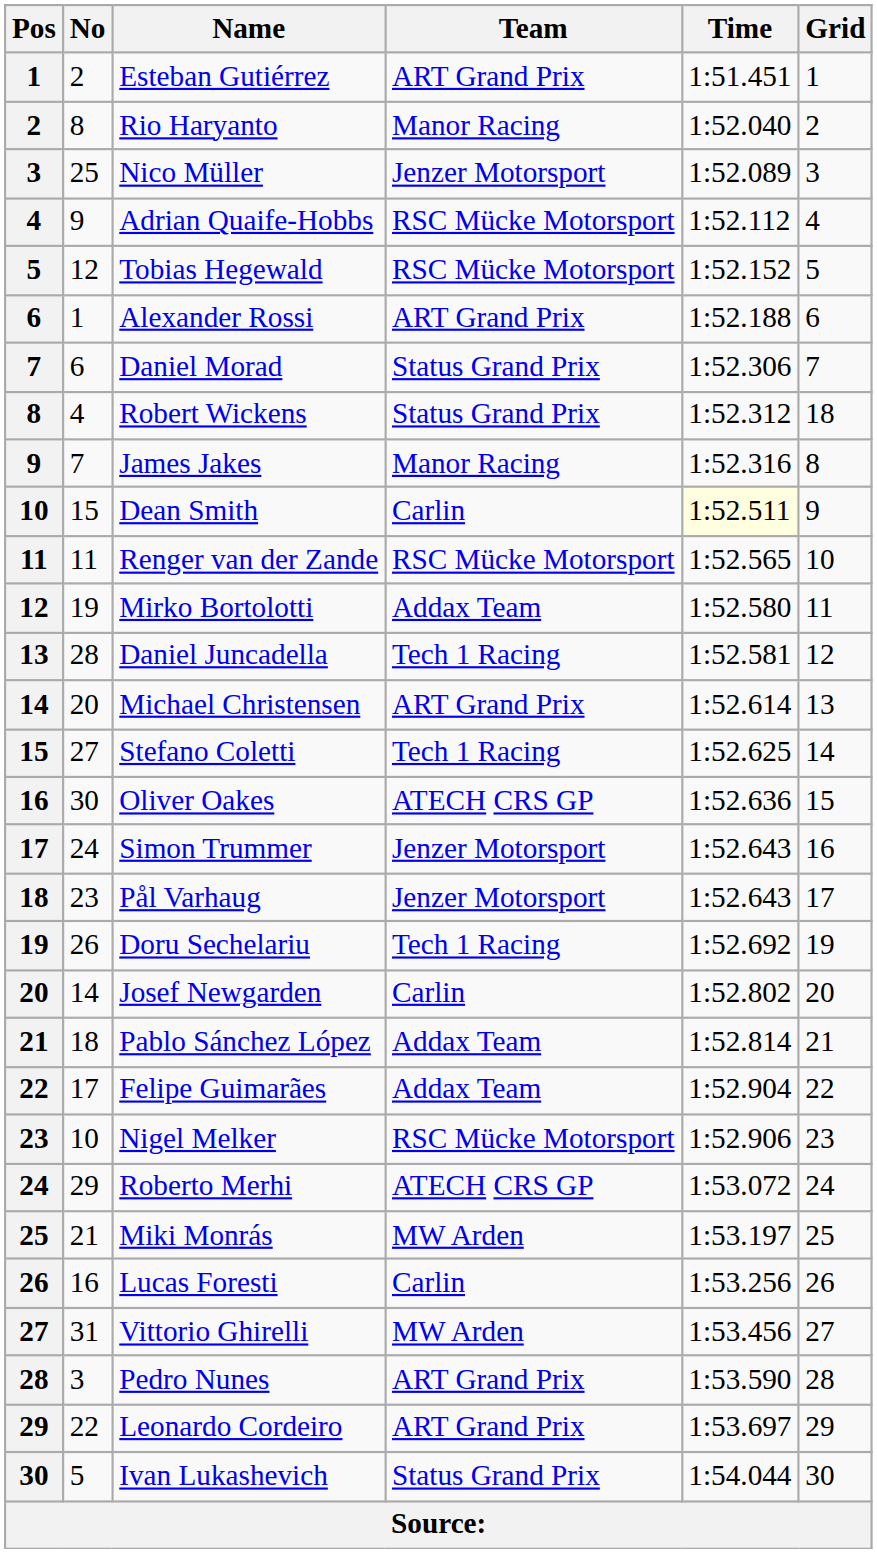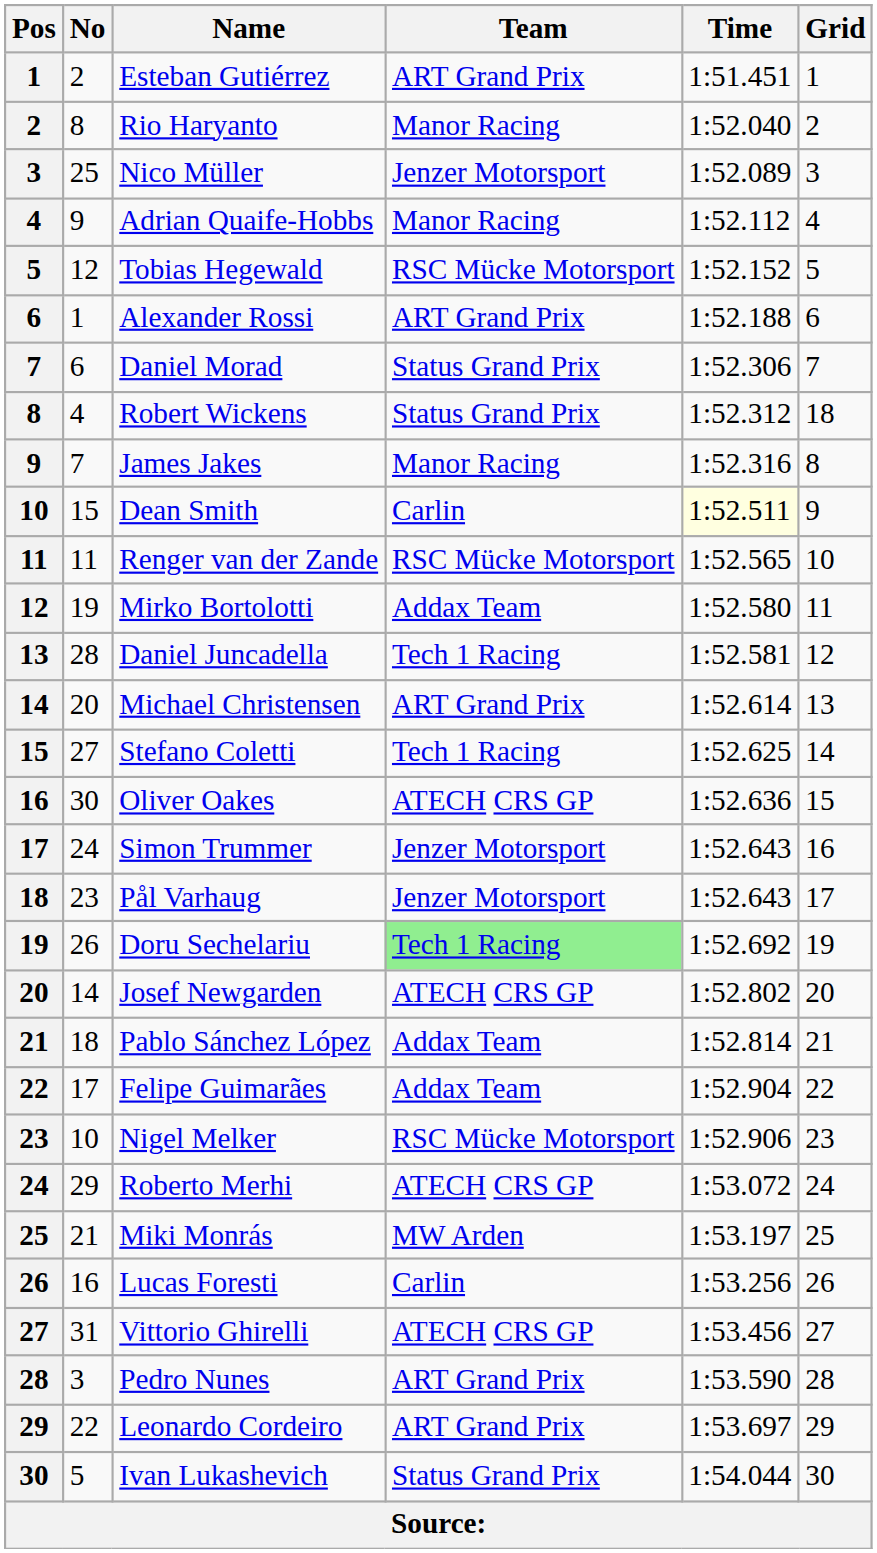(533, 221) RSC Mücke Motorsport -> (476, 221) Manor Racing
(476, 944) no background -> (476, 944) lightgreen background
(429, 993) Carlin -> (493, 993) ATECH CRS GP
(458, 1330) MW Arden -> (493, 1330) ATECH CRS GP
